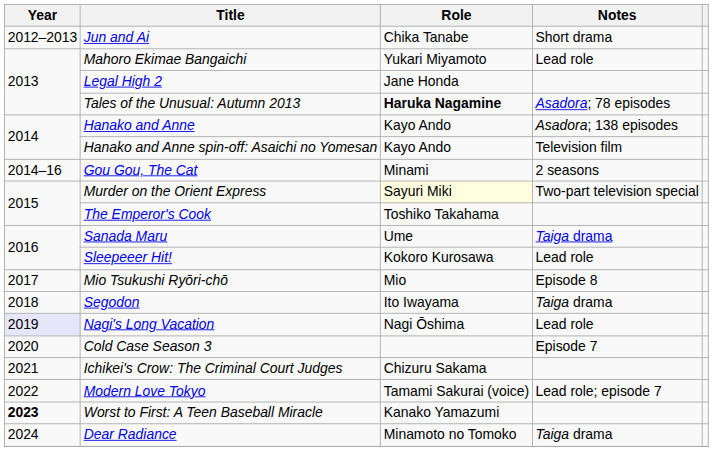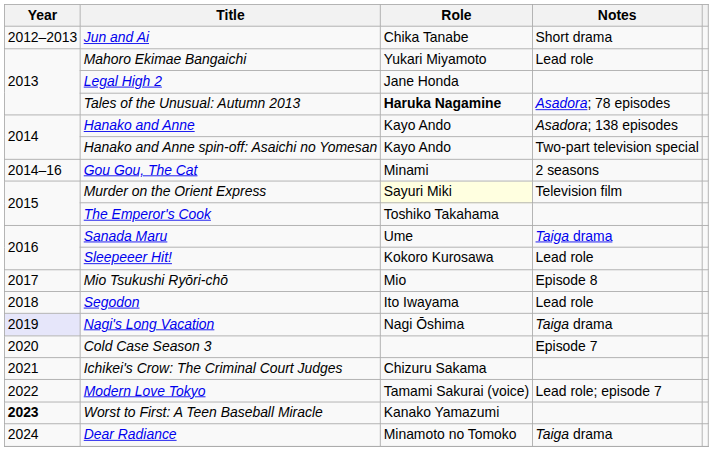(579, 147) Television film -> (617, 147) Two-part television special
(617, 192) Two-part television special -> (579, 192) Television film
(574, 302) Taiga drama -> (565, 302) Lead role
(565, 324) Lead role -> (574, 324) Taiga drama
